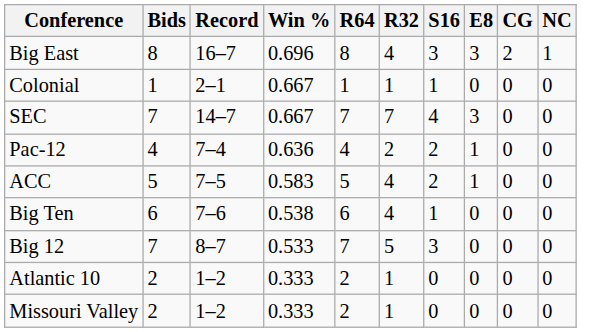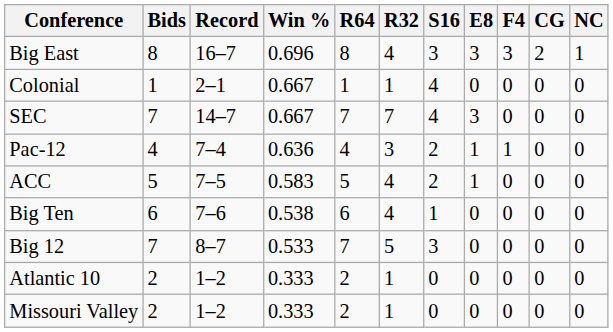+ column: (514, 20)
(433, 85) 1 -> (433, 85) 4
(389, 149) 2 -> (389, 149) 3
